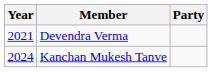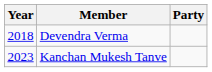(21, 35) 2021 -> (21, 35) 2018
(21, 56) 2024 -> (21, 56) 2023
